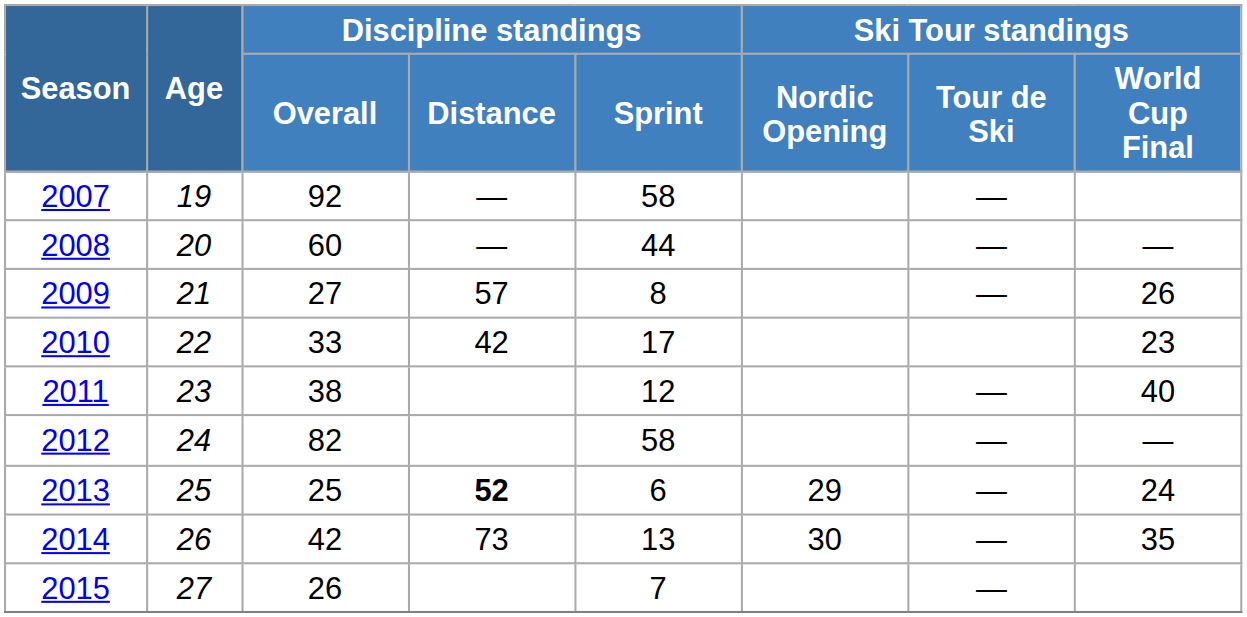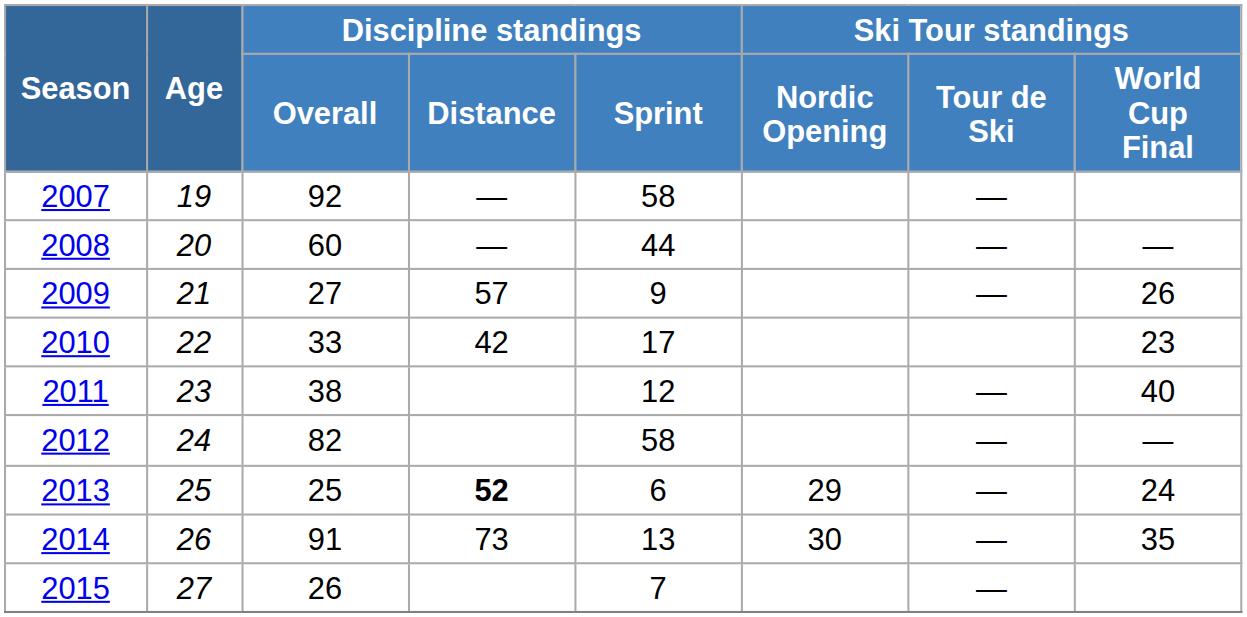(658, 294) 8 -> (658, 294) 9
(325, 538) 42 -> (325, 538) 91
